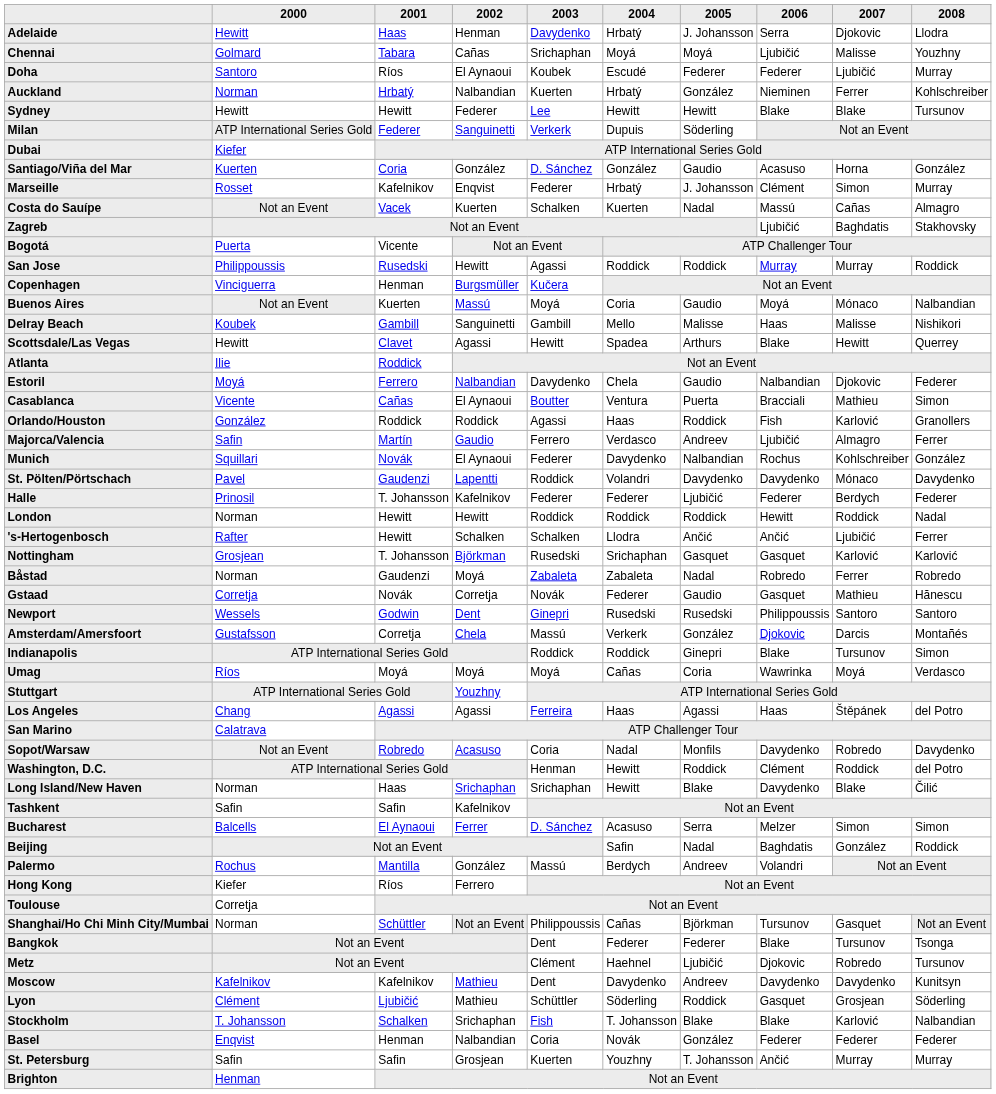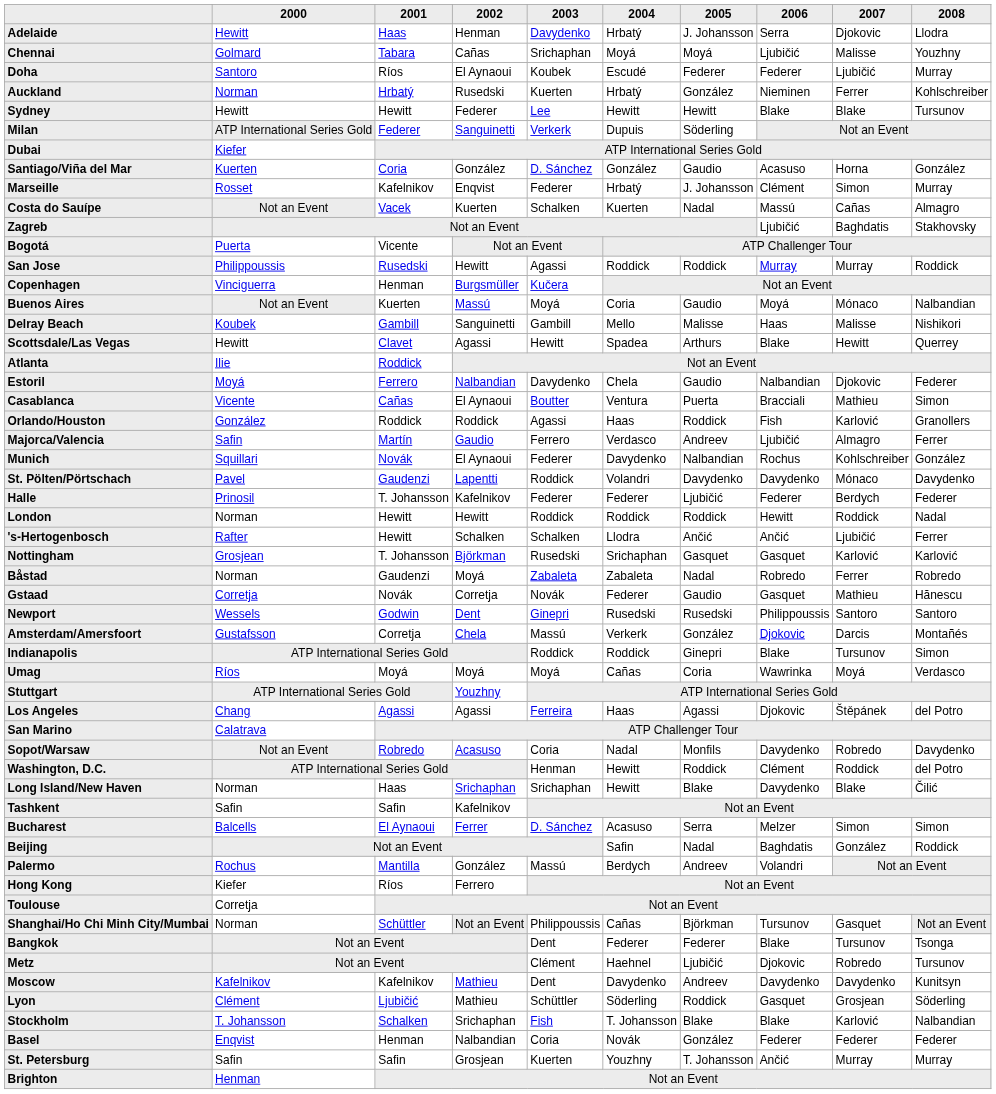(485, 92) Nalbandian -> (480, 92) Rusedski
(774, 711) Haas -> (782, 711) Djokovic
